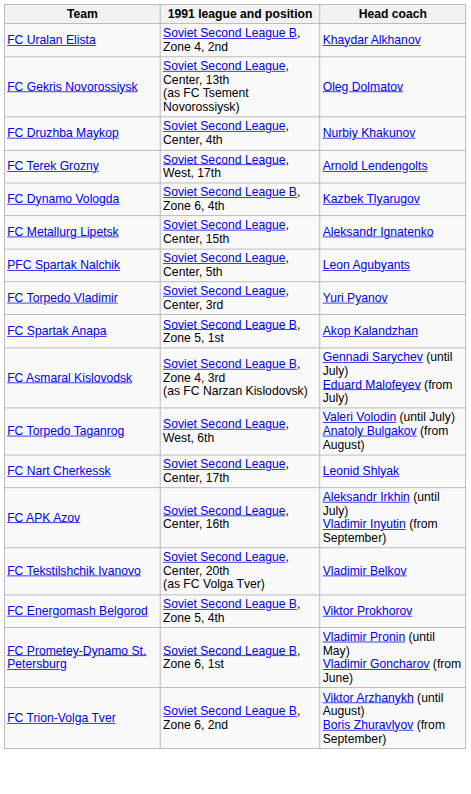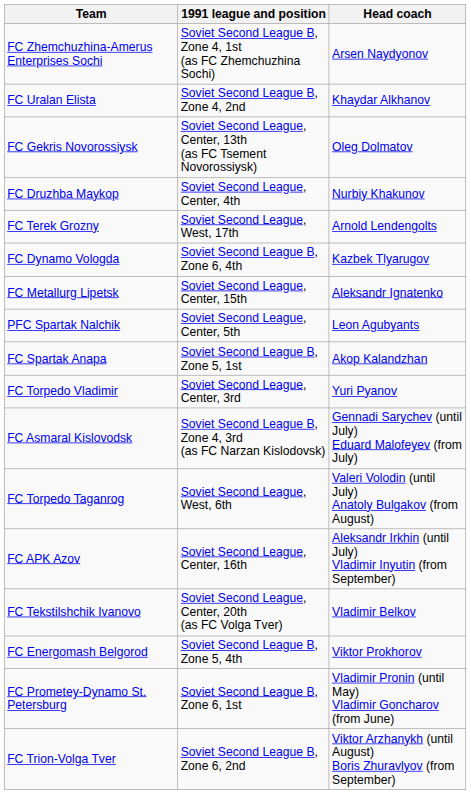+ row: (80, 53)
rows swapped: (57, 331) <-> (62, 298)
- row: (59, 471)
